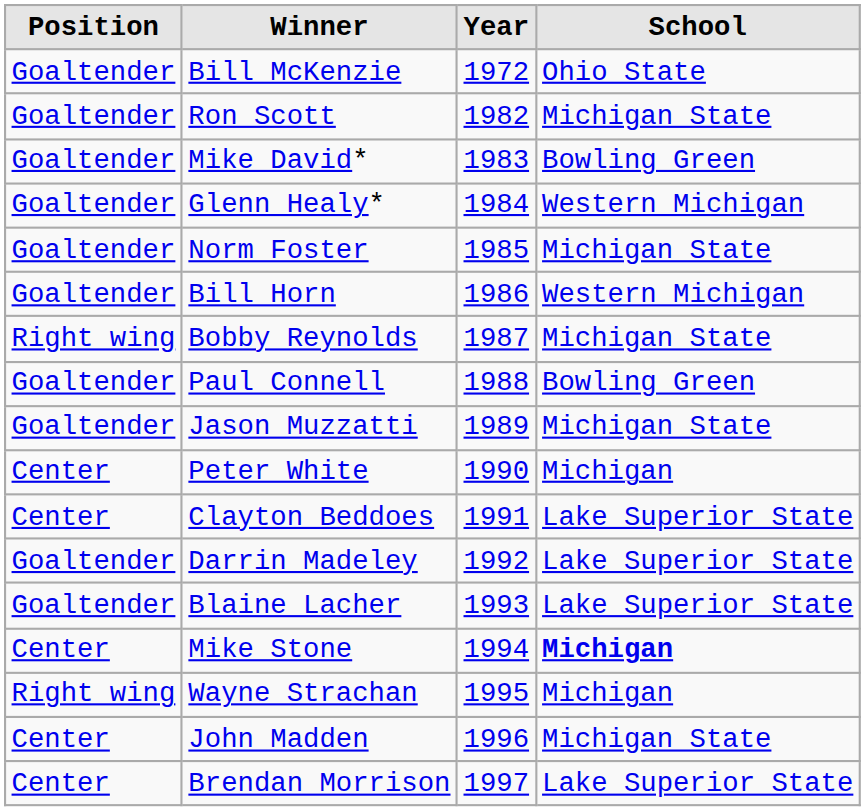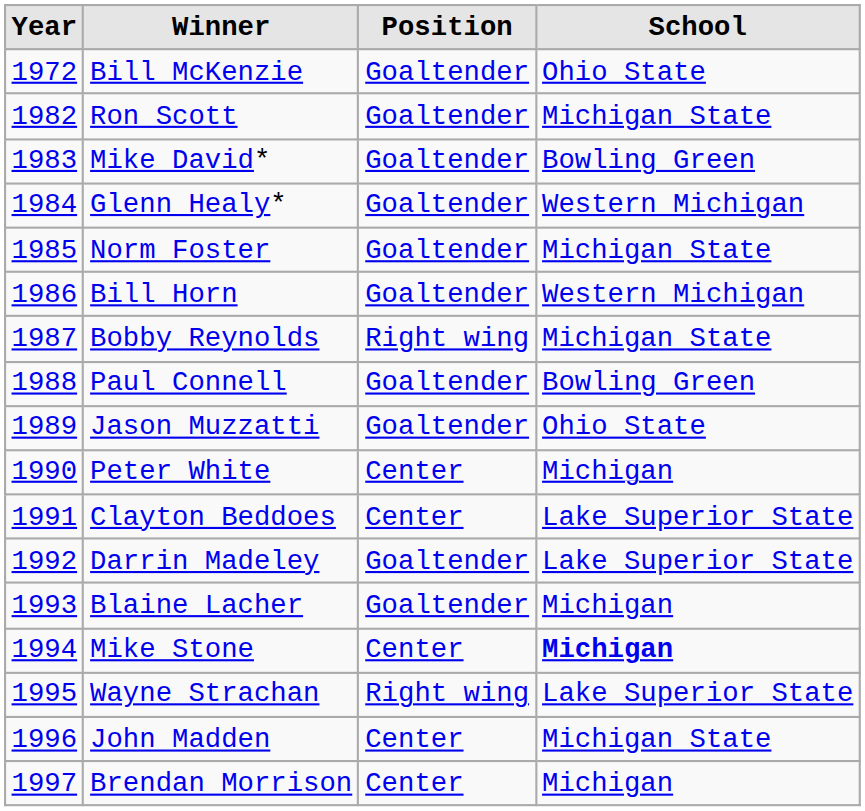columns swapped: (496, 27) <-> (93, 27)
(657, 428) Michigan State -> (624, 428) Ohio State
(698, 606) Lake Superior State -> (608, 606) Michigan
(608, 695) Michigan -> (698, 695) Lake Superior State
(698, 784) Lake Superior State -> (608, 784) Michigan
